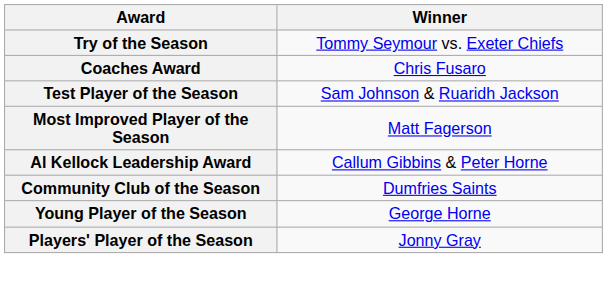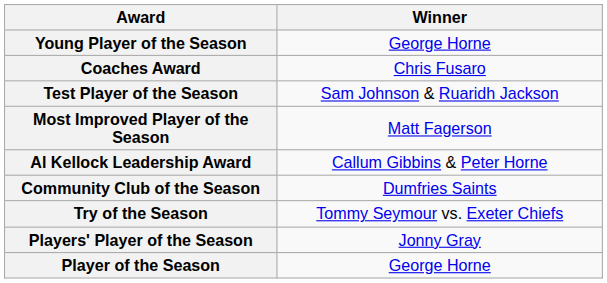rows swapped: (141, 214) <-> (141, 43)
+ row: (141, 265)
